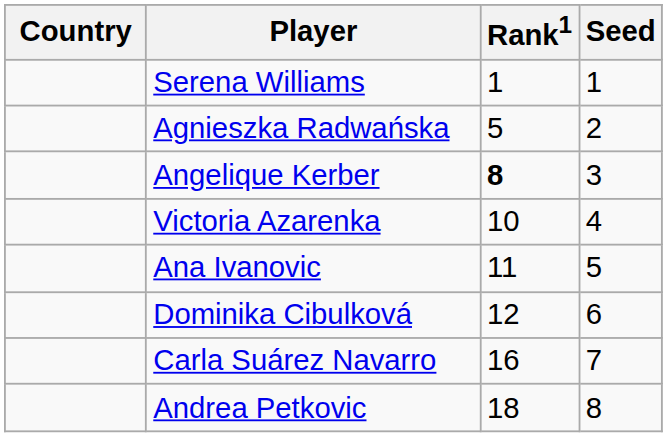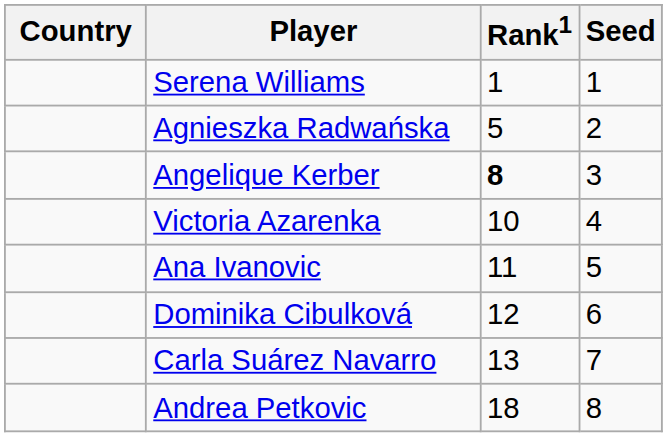(503, 360) 16 -> (503, 360) 13
